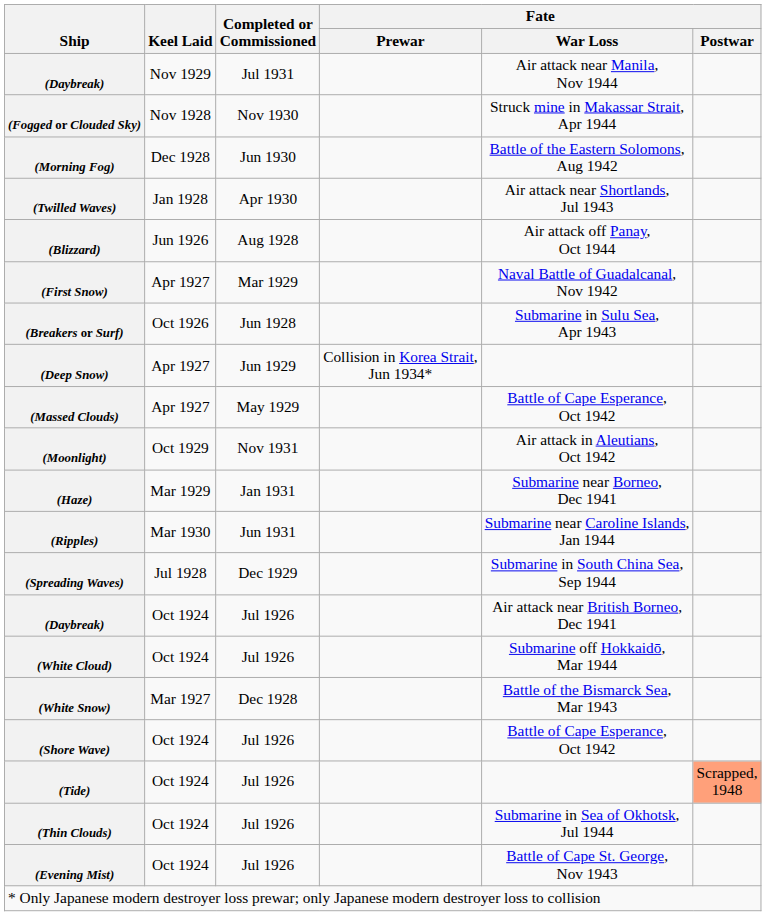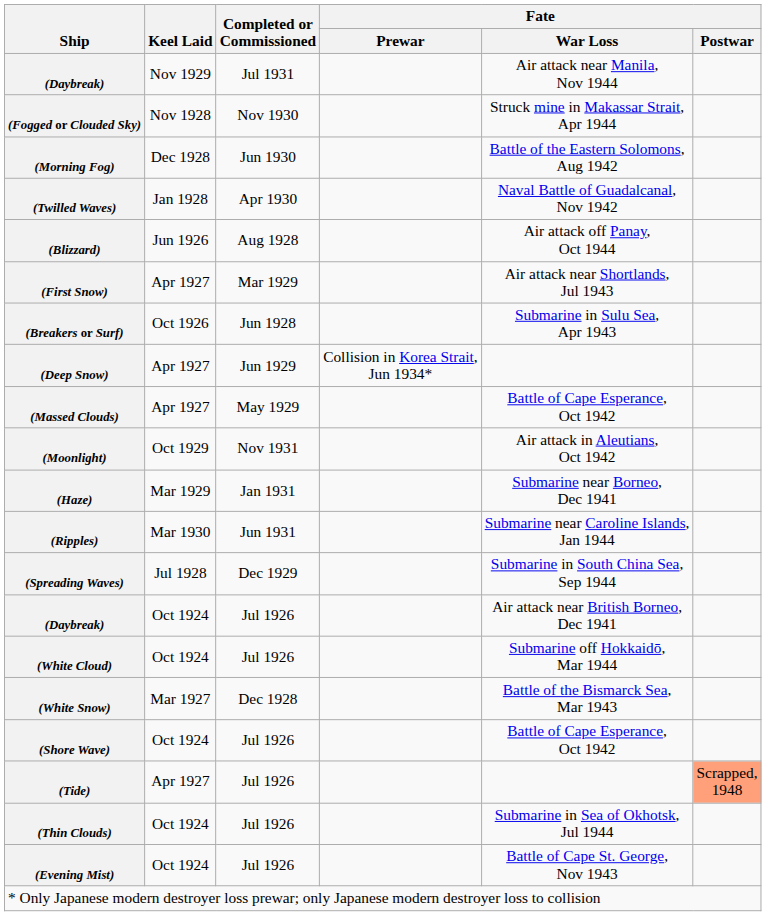(587, 198) Air attack near Shortlands, Jul 1943 -> (587, 198) Naval Battle of Guadalcanal, Nov 1942
(587, 282) Naval Battle of Guadalcanal, Nov 1942 -> (587, 282) Air attack near Shortlands, Jul 1943
(180, 781) Oct 1924 -> (180, 781) Apr 1927
